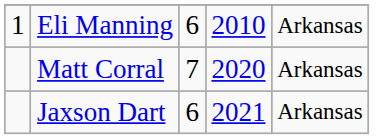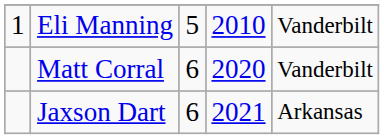(192, 25) 6 -> (192, 25) 5
(320, 25) Arkansas -> (325, 25) Vanderbilt
(192, 68) 7 -> (192, 68) 6
(320, 68) Arkansas -> (325, 68) Vanderbilt
